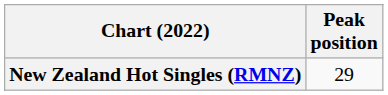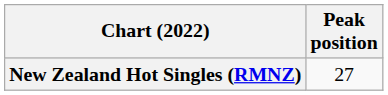(344, 74) 29 -> (344, 74) 27
